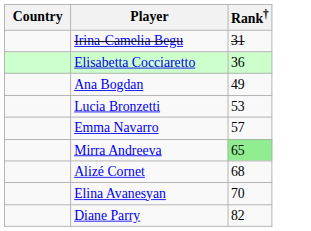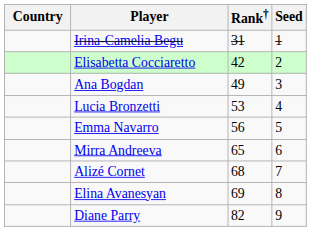+ column: (289, 17)
(238, 62) 36 -> (238, 62) 42
(238, 128) 57 -> (238, 128) 56
(238, 150) lightgreen background -> (238, 150) no background
(238, 193) 70 -> (238, 193) 69
